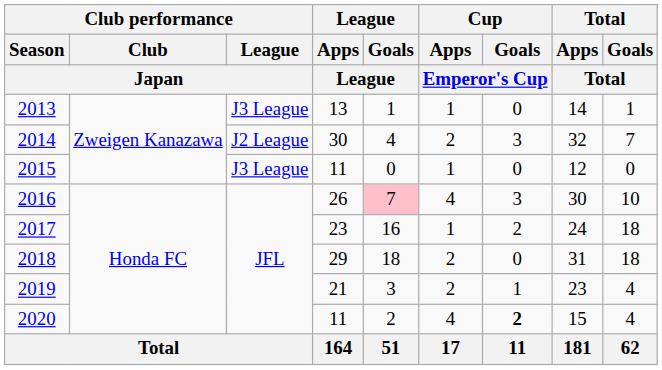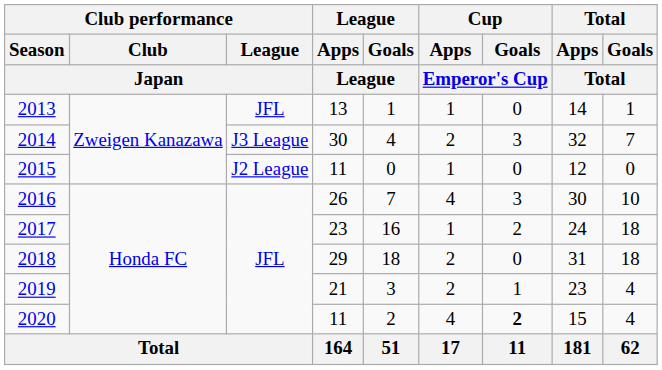(270, 109) J3 League -> (270, 109) JFL
(270, 139) J2 League -> (270, 139) J3 League
(270, 169) J3 League -> (270, 169) J2 League
(391, 199) pink background -> (391, 199) no background
